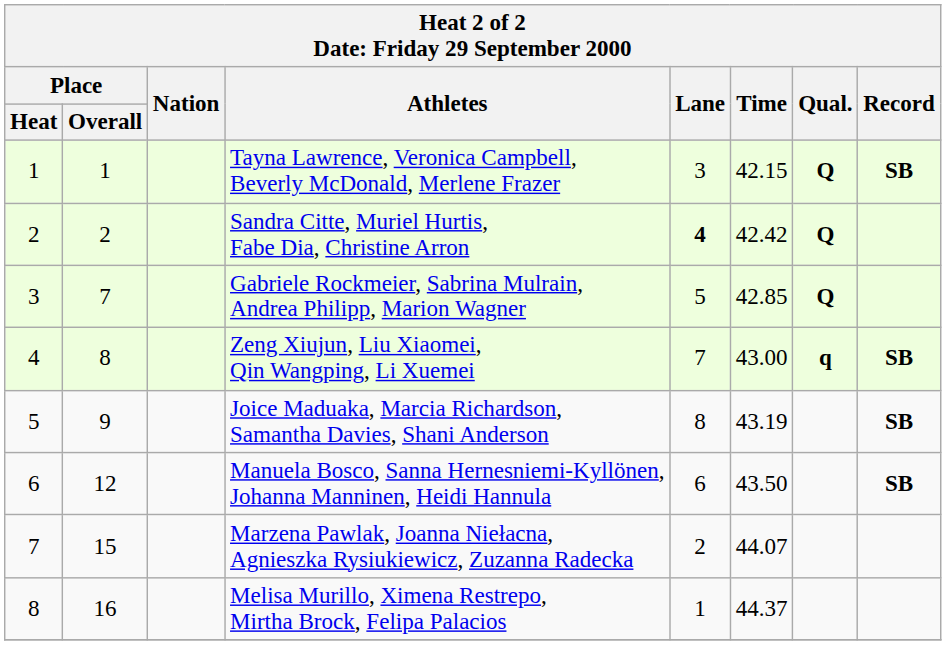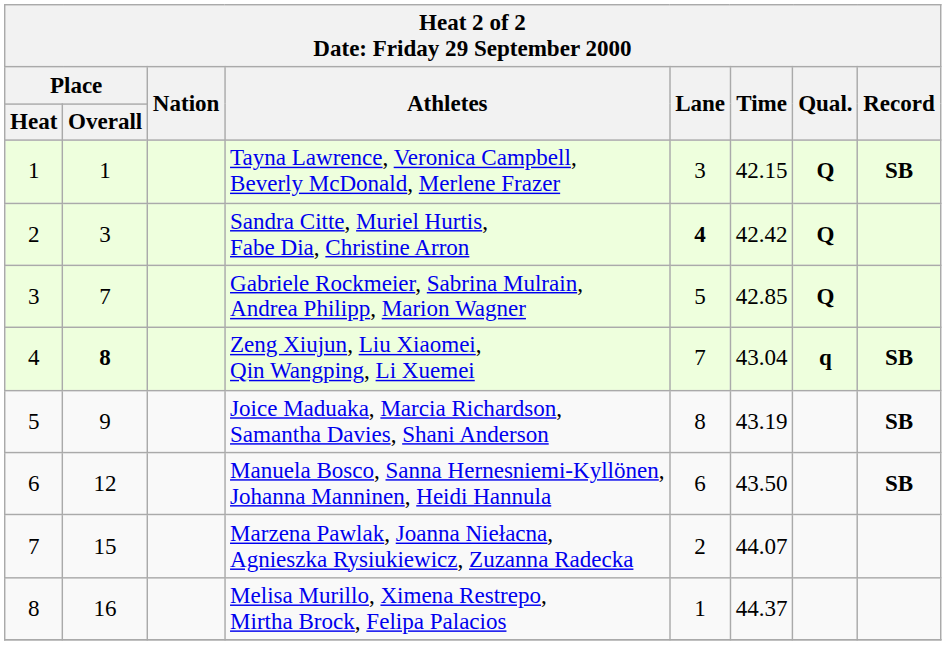(105, 233) 2 -> (105, 233) 3
(105, 358) normal -> (105, 358) bold
(762, 358) 43.00 -> (762, 358) 43.04
